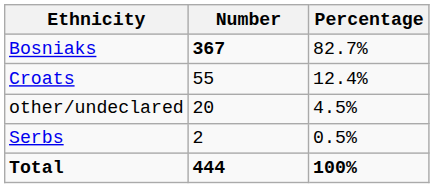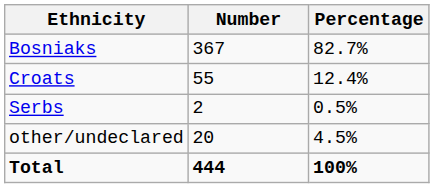(209, 49) bold -> (209, 49) normal
rows swapped: (36, 138) <-> (96, 109)
